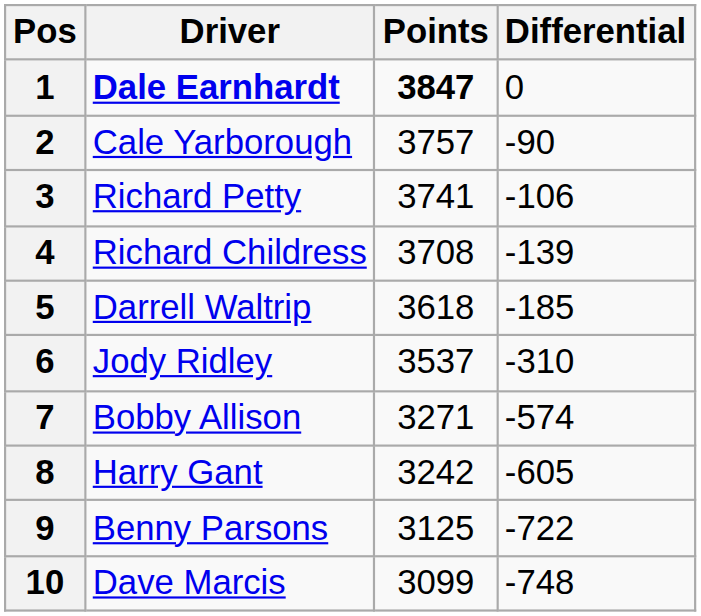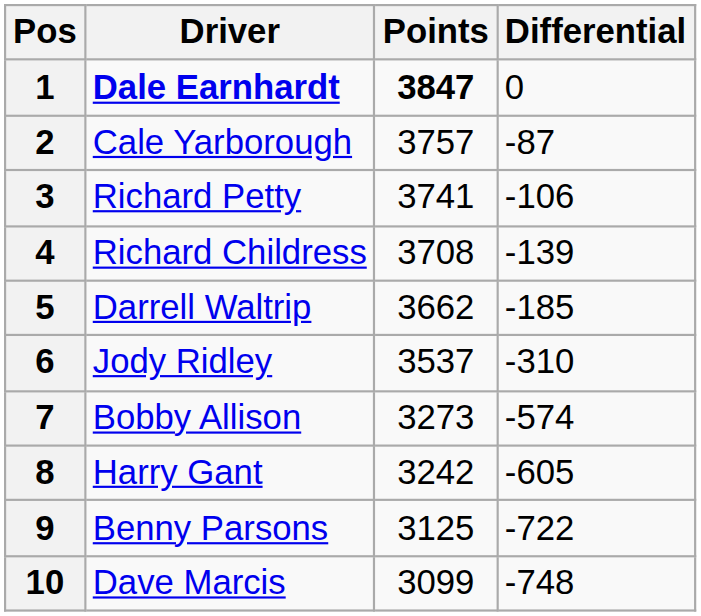(530, 142) -90 -> (530, 142) -87
(436, 307) 3618 -> (436, 307) 3662
(436, 417) 3271 -> (436, 417) 3273
